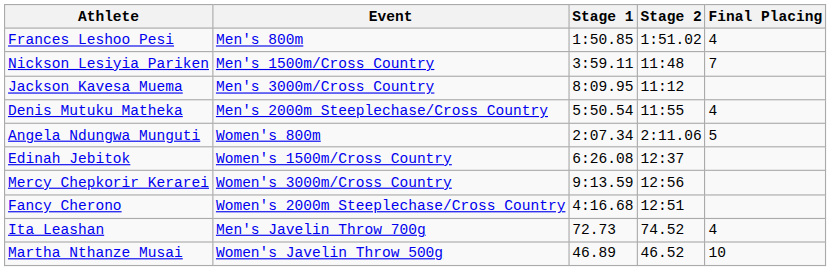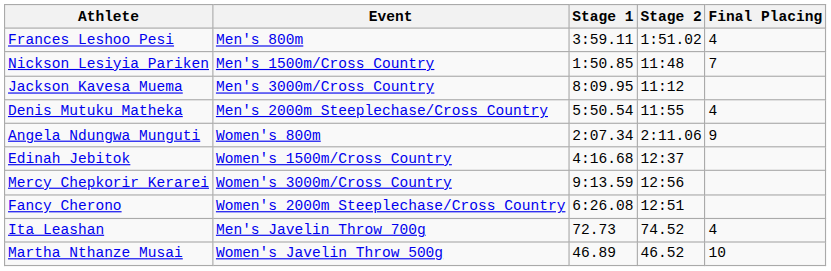(603, 40) 1:50.85 -> (603, 40) 3:59.11
(603, 64) 3:59.11 -> (603, 64) 1:50.85
(713, 135) 5 -> (713, 135) 9
(603, 159) 6:26.08 -> (603, 159) 4:16.68
(603, 206) 4:16.68 -> (603, 206) 6:26.08
